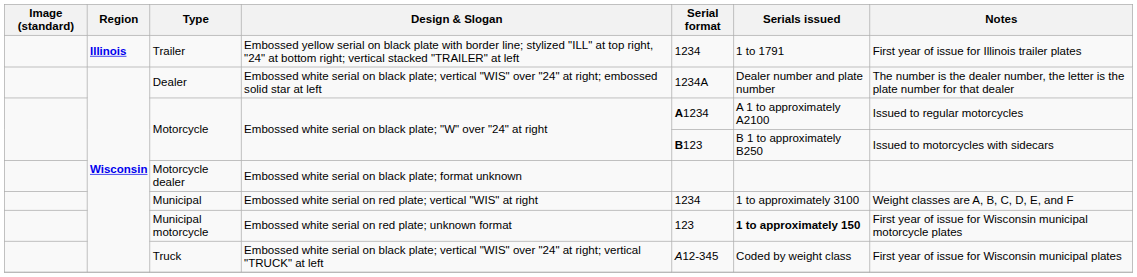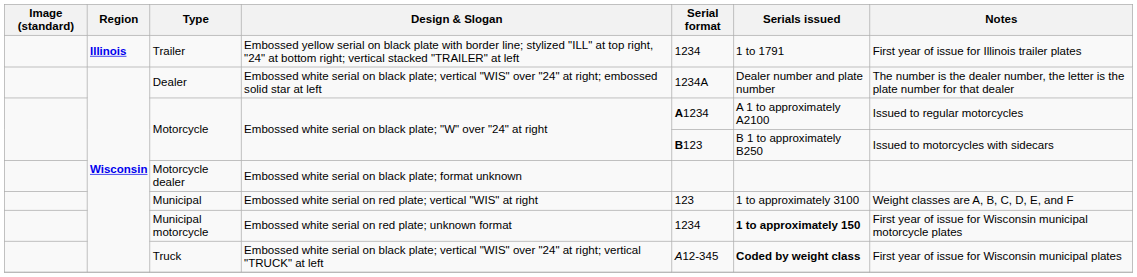(688, 201) 1234 -> (684, 201) 123
(684, 225) 123 -> (688, 225) 1234
(794, 256) normal -> (798, 256) bold
